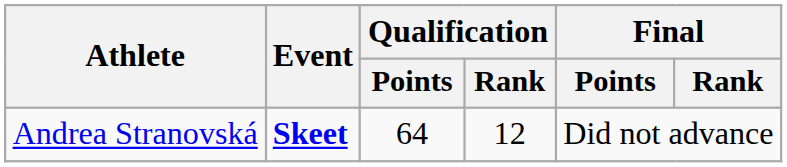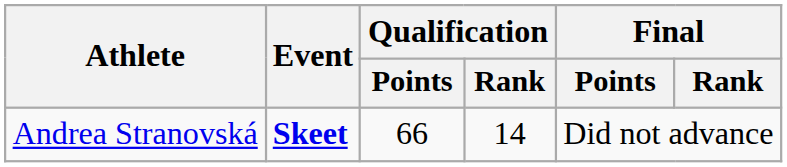(412, 134) 64 -> (412, 134) 66
(510, 134) 12 -> (510, 134) 14
